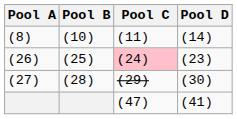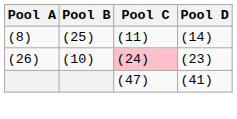(78, 37) (10) -> (78, 37) (25)
(78, 59) (25) -> (78, 59) (10)
- row: (24, 81)
